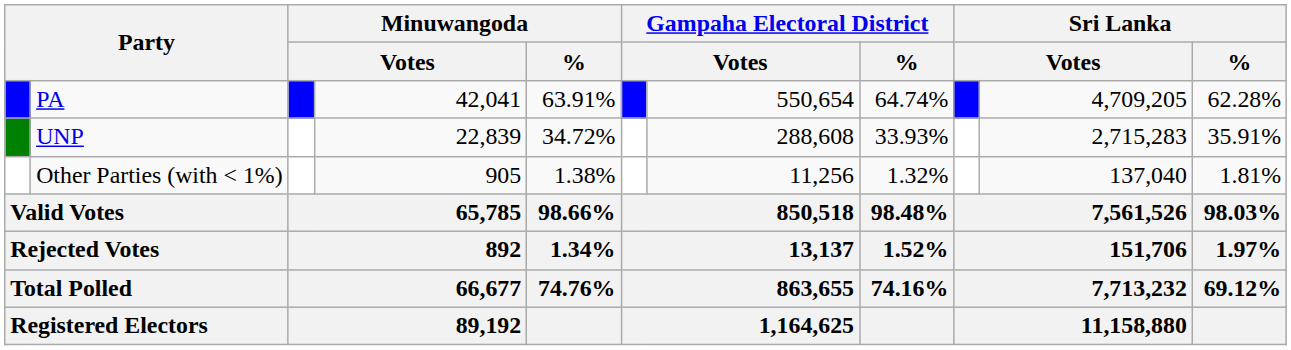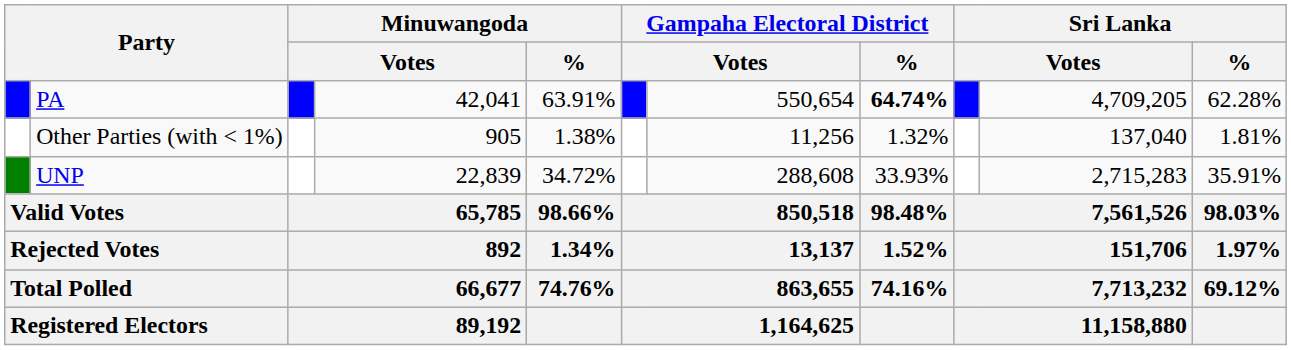(912, 99) normal -> (910, 99) bold
rows swapped: (60, 136) <-> (159, 174)
